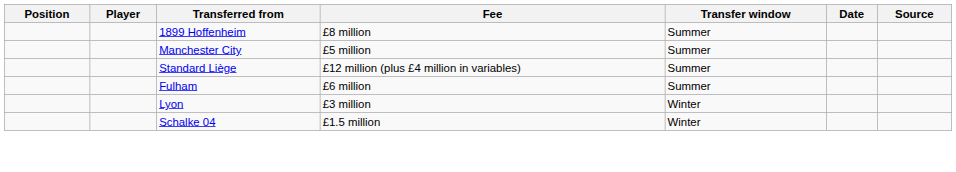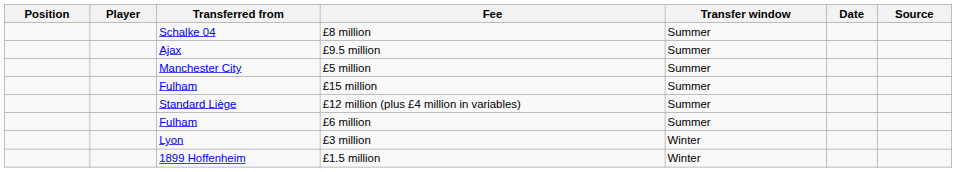(202, 32) 1899 Hoffenheim -> (187, 32) Schalke 04
+ row: (351, 50)
+ row: (350, 86)
(187, 122) Schalke 04 -> (202, 158) 1899 Hoffenheim
